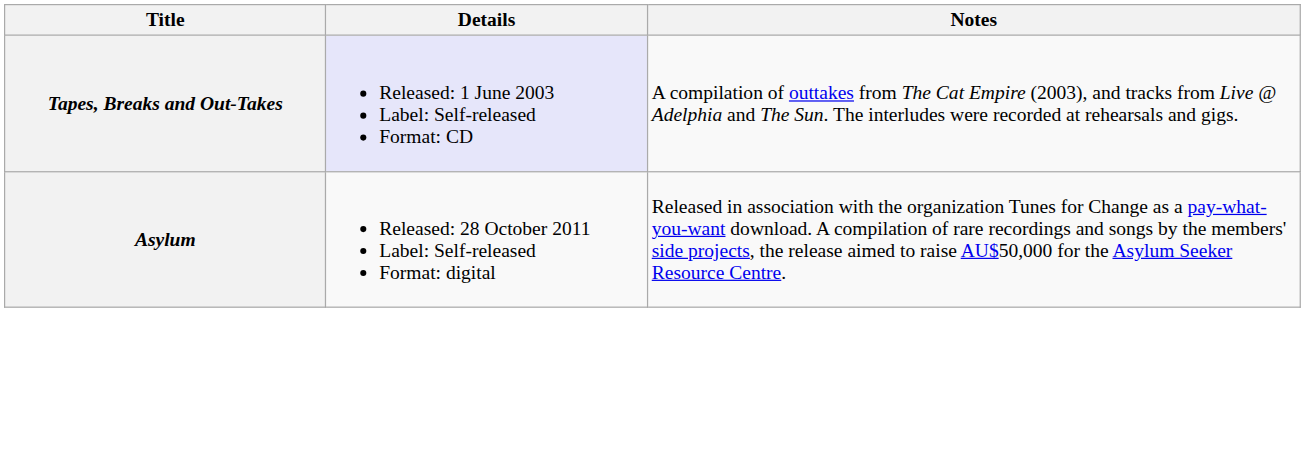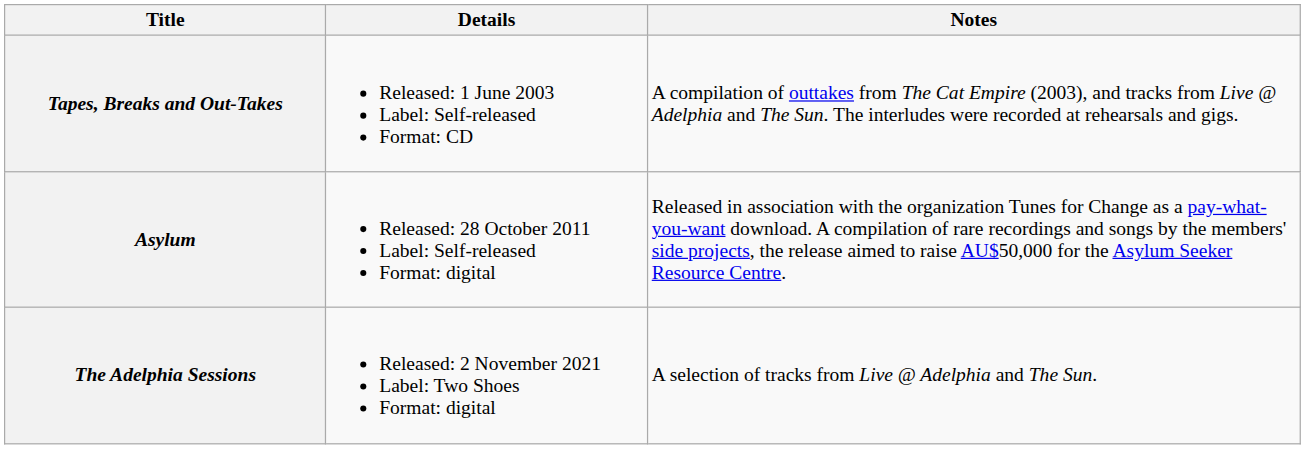(487, 114) lavender background -> (487, 114) no background
+ row: (165, 375)
